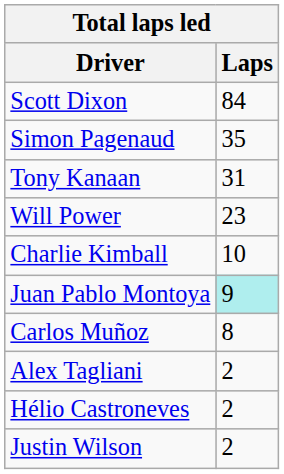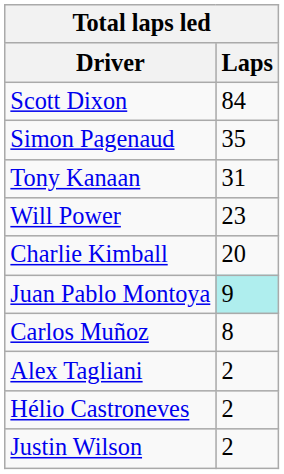(234, 255) 10 -> (234, 255) 20
